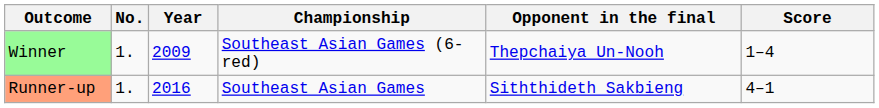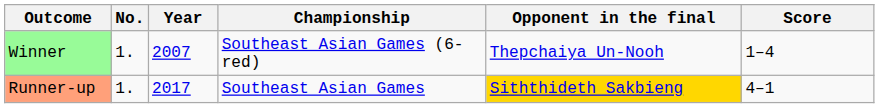(171, 53) 2009 -> (171, 53) 2007
(171, 89) 2016 -> (171, 89) 2017
(587, 89) no background -> (587, 89) gold background
